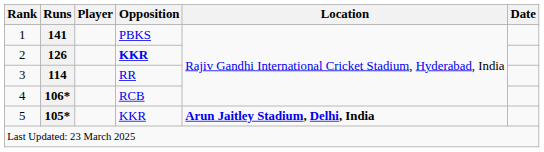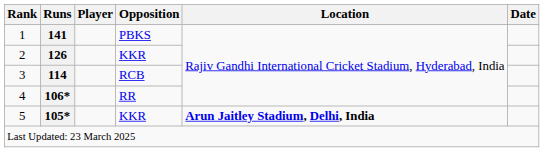(134, 55) bold -> (132, 55) normal
(127, 75) RR -> (132, 75) RCB
(132, 95) RCB -> (127, 95) RR
